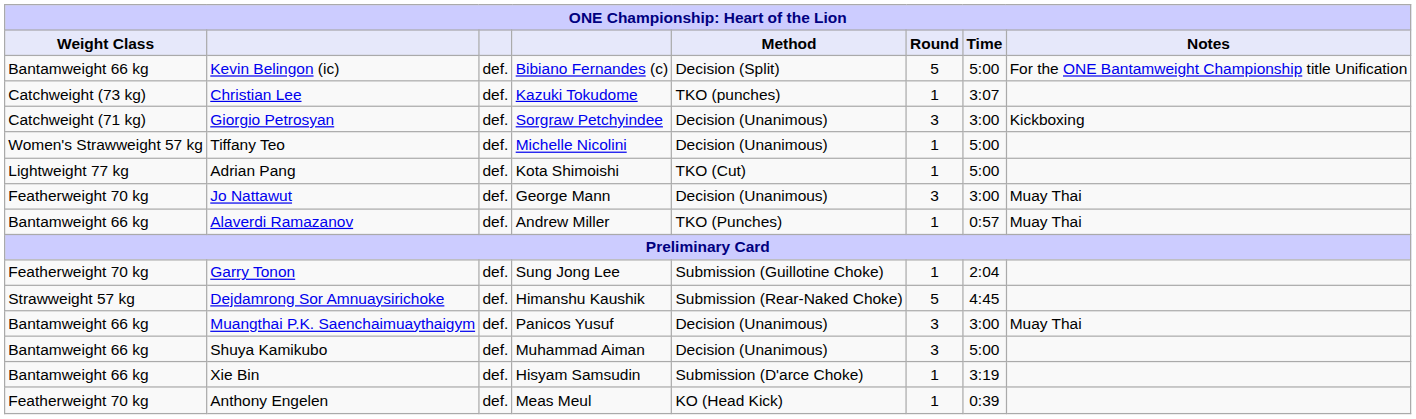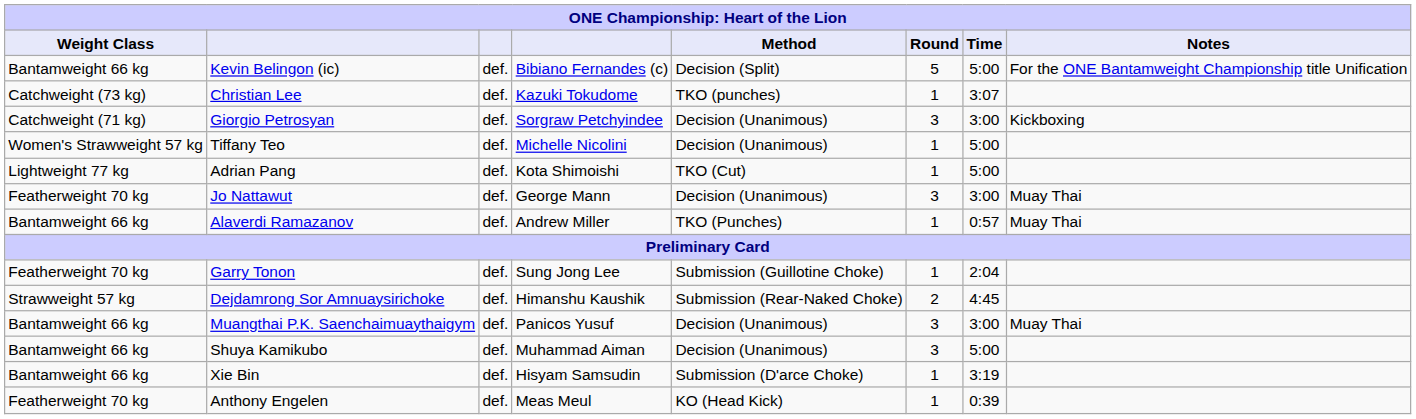(935, 298) 5 -> (935, 298) 2
